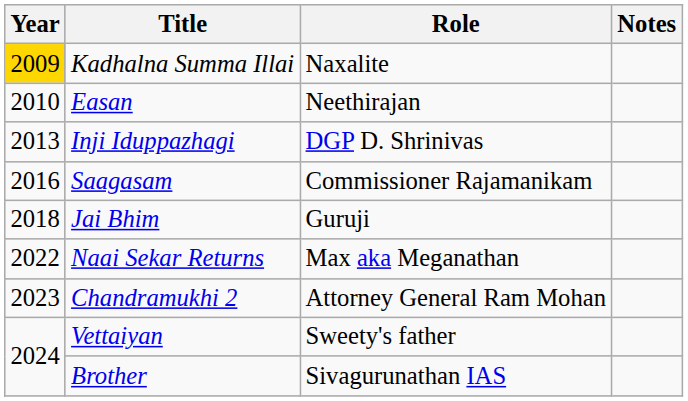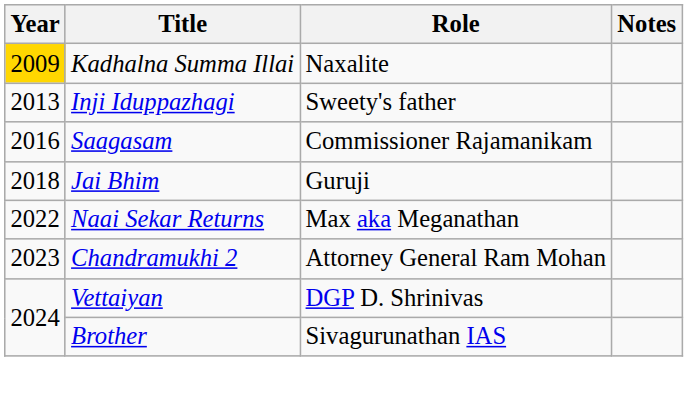- row: (102, 102)
(394, 141) DGP D. Shrinivas -> (381, 102) Sweety's father
(381, 336) Sweety's father -> (394, 297) DGP D. Shrinivas
